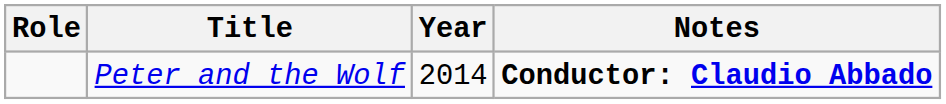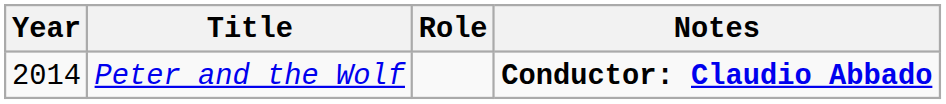columns swapped: (453, 29) <-> (46, 29)
